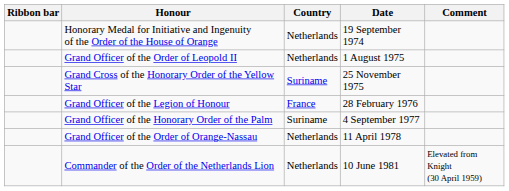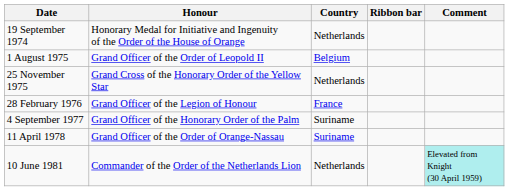columns swapped: (33, 12) <-> (383, 12)
(312, 58) Netherlands -> (332, 58) Belgium
(307, 80) Suriname -> (339, 80) Netherlands
(312, 137) Netherlands -> (334, 137) Suriname
(455, 166) no background -> (455, 166) paleturquoise background
